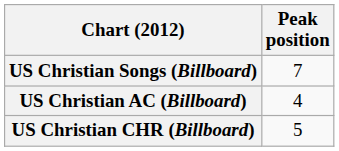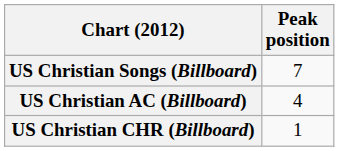(298, 130) 5 -> (298, 130) 1
